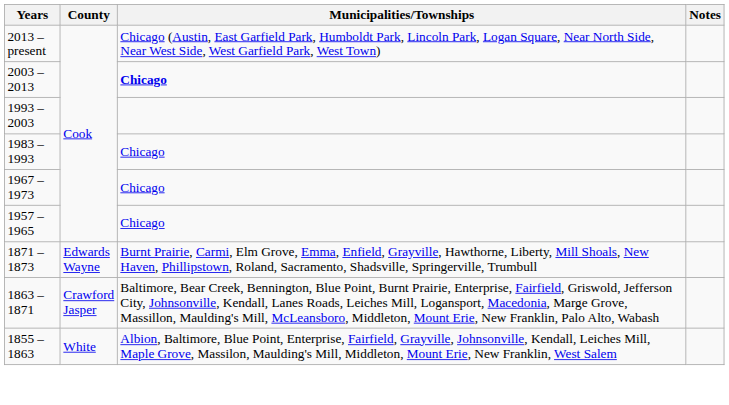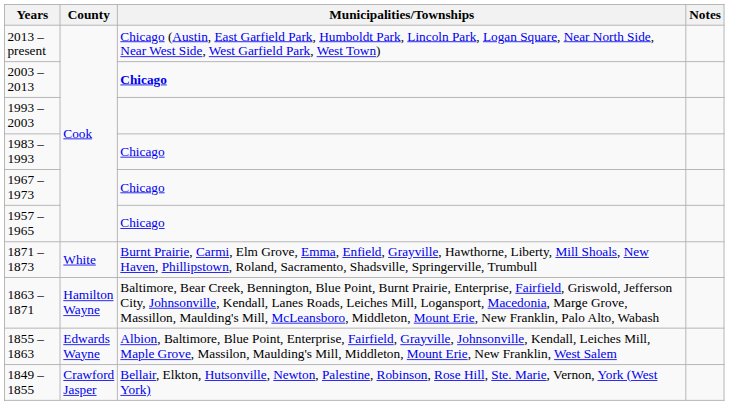(87, 259) Edwards Wayne -> (80, 259) White
(89, 303) Crawford Jasper -> (88, 303) Hamilton Wayne
(80, 346) White -> (87, 346) Edwards Wayne
+ row: (26, 382)
